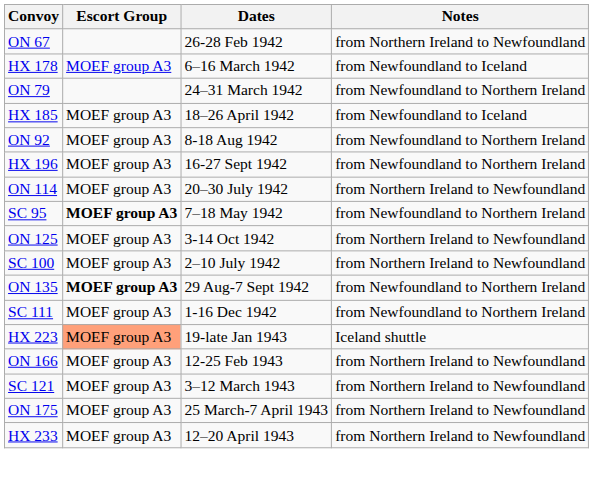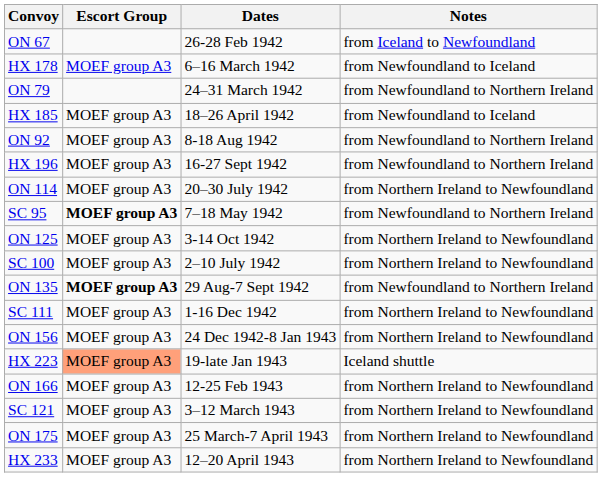(460, 41) from Northern Ireland to Newfoundland -> (439, 41) from Iceland to Newfoundland
(460, 312) from Newfoundland to Northern Ireland -> (468, 312) from Northern Ireland to Newfoundland
+ row: (33, 336)
